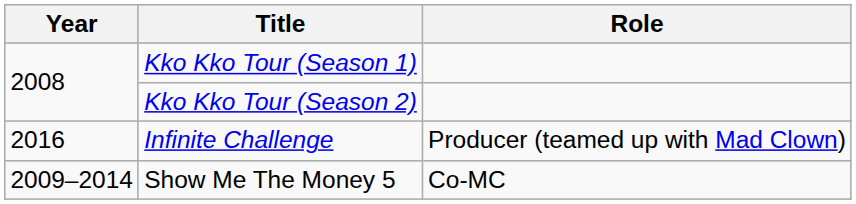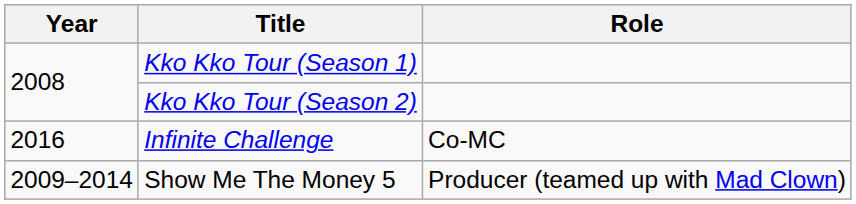(637, 140) Producer (teamed up with Mad Clown) -> (467, 140) Co-MC
(467, 179) Co-MC -> (637, 179) Producer (teamed up with Mad Clown)
